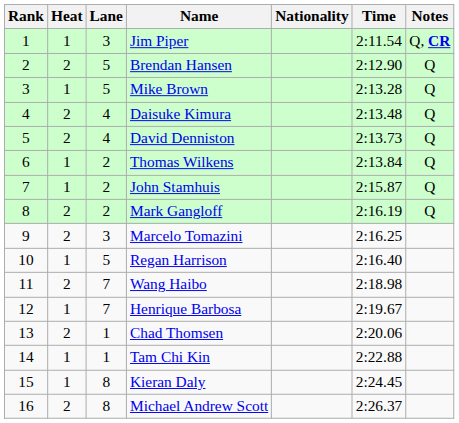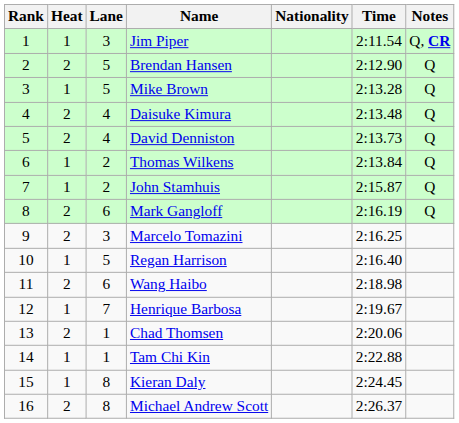(106, 211) 2 -> (106, 211) 6
(106, 284) 7 -> (106, 284) 6
